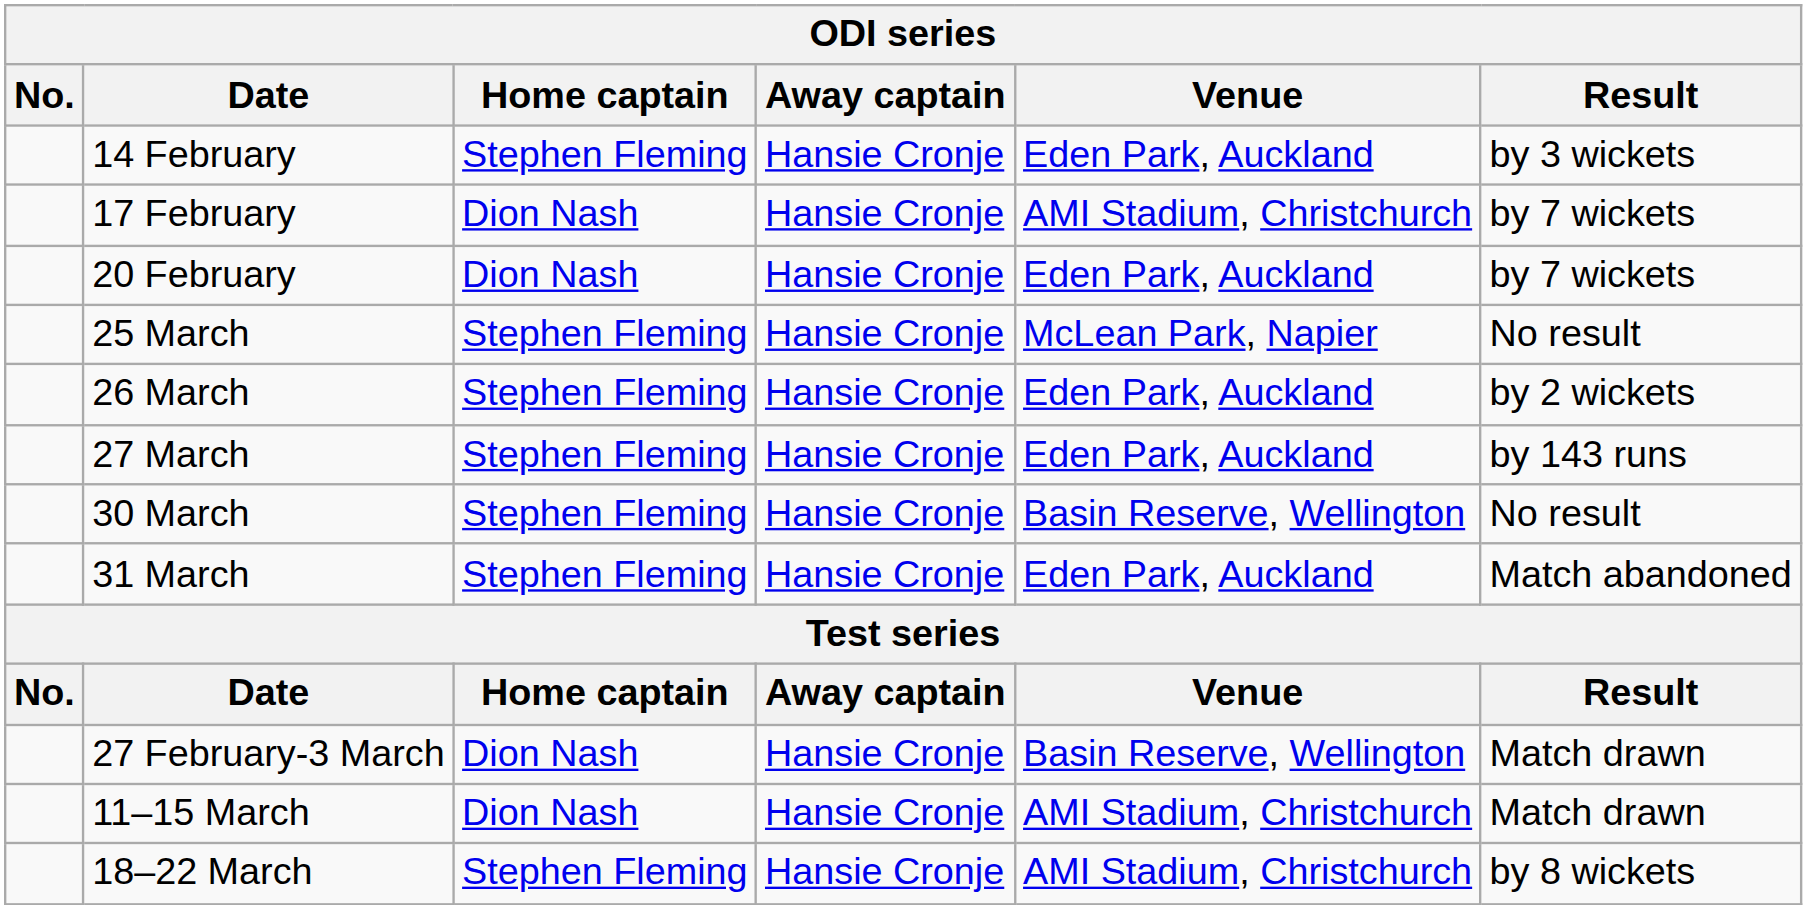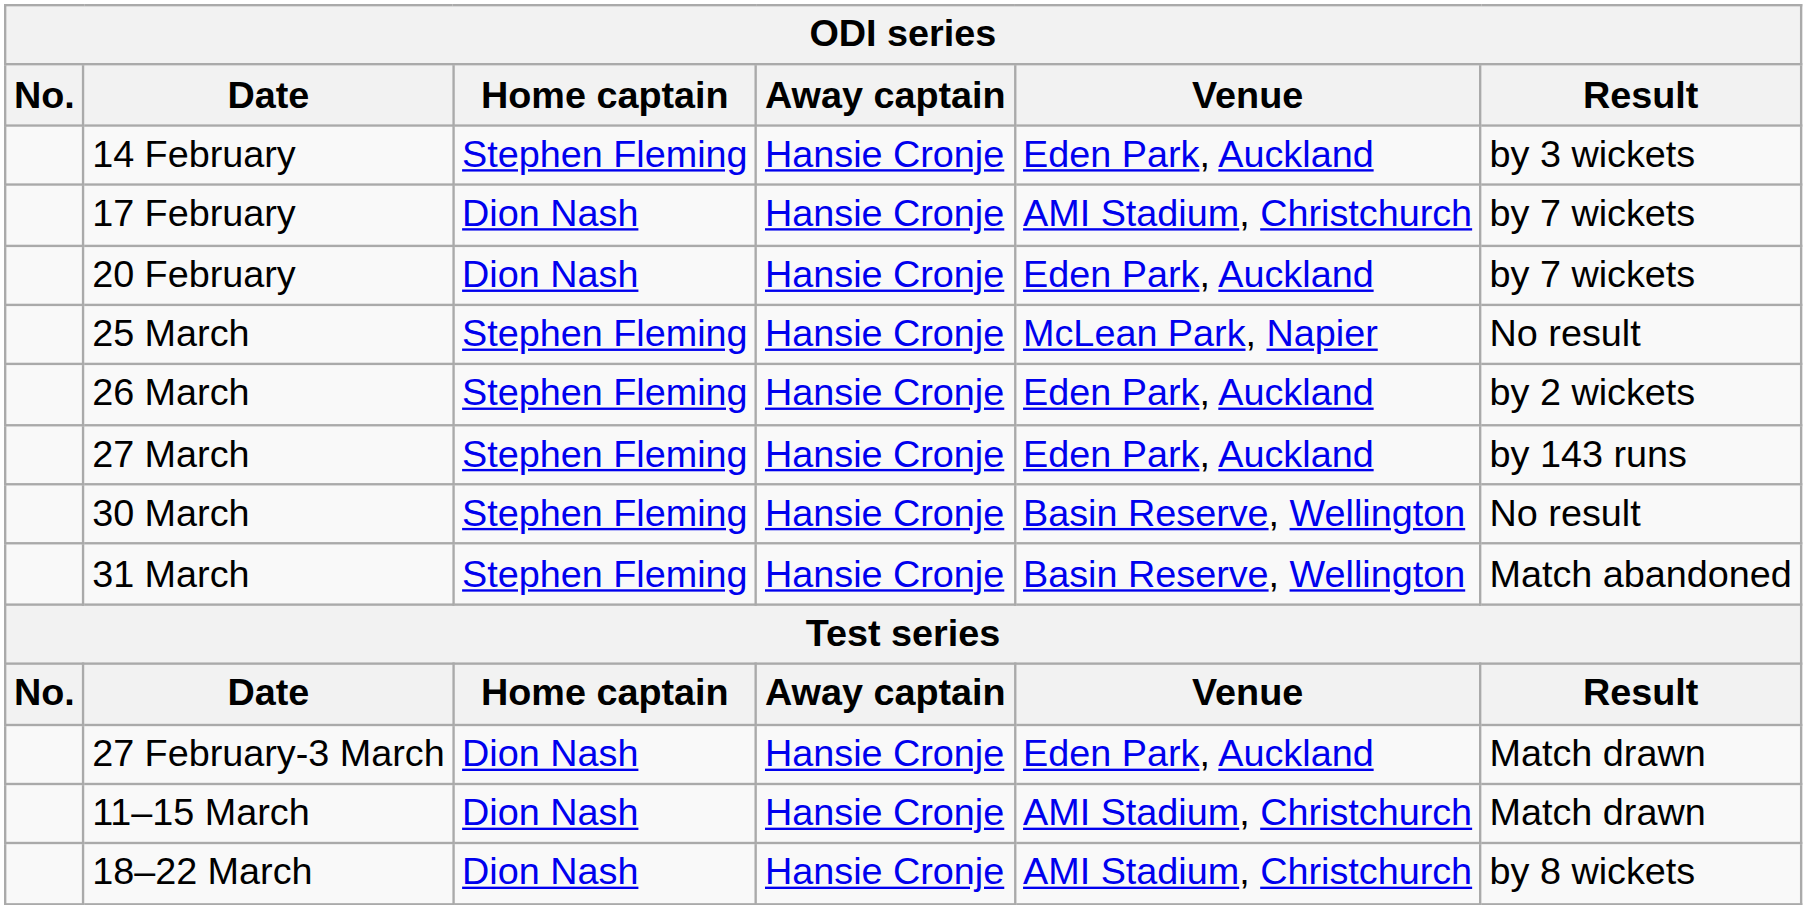(1198, 573) Eden Park, Auckland -> (1244, 573) Basin Reserve, Wellington
(1244, 753) Basin Reserve, Wellington -> (1198, 753) Eden Park, Auckland
(605, 872) Stephen Fleming -> (550, 872) Dion Nash
